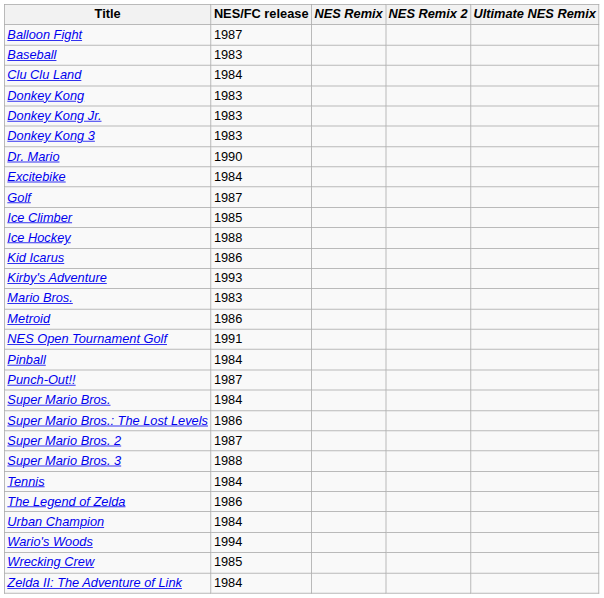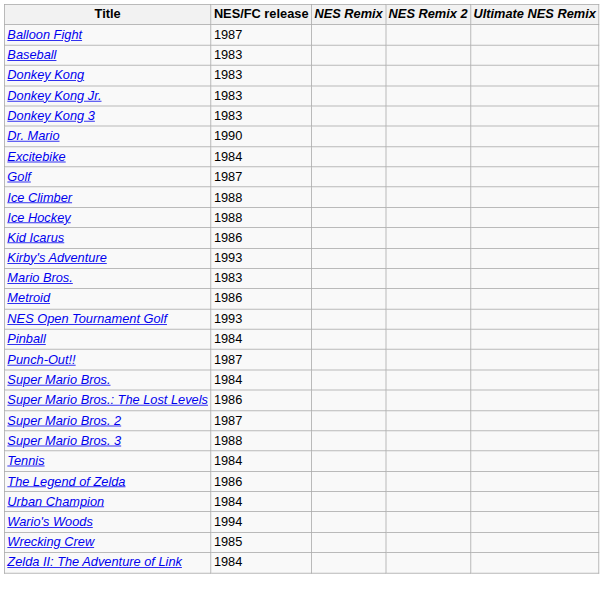- row: (44, 75)
(228, 217) 1985 -> (228, 197) 1988
(228, 339) 1991 -> (228, 319) 1993
